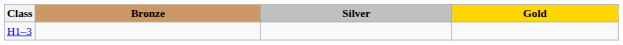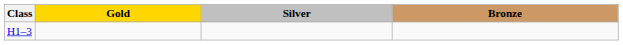columns swapped: (535, 13) <-> (148, 13)
